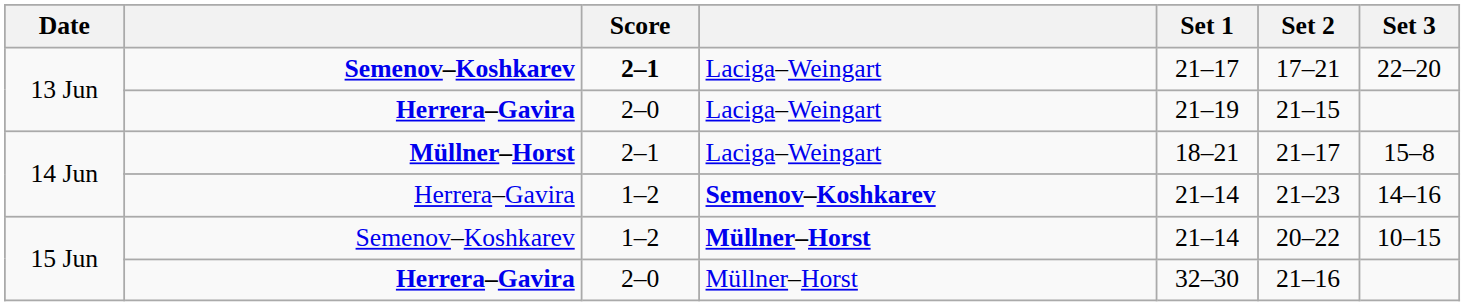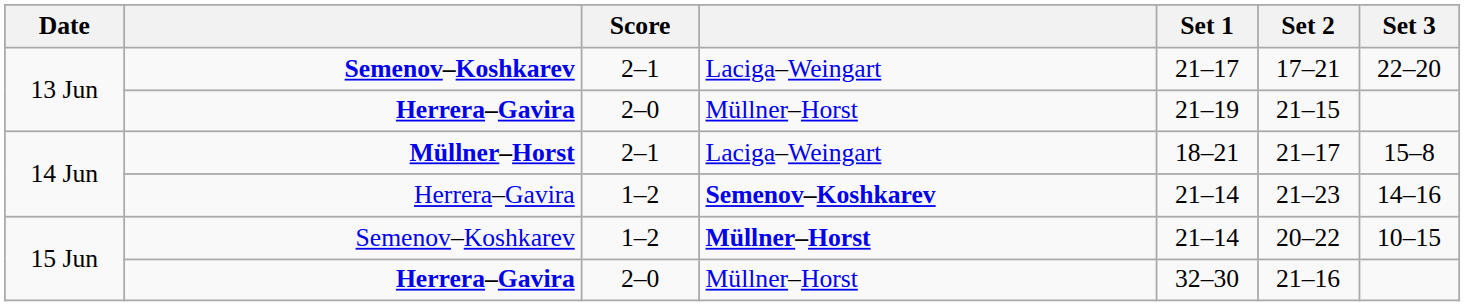(640, 68) bold -> (640, 68) normal
(793, 110) Laciga–Weingart -> (782, 110) Müllner–Horst
